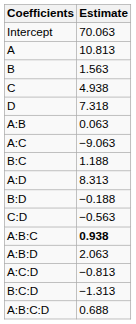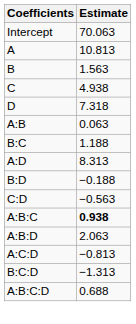- row: (17, 143)
